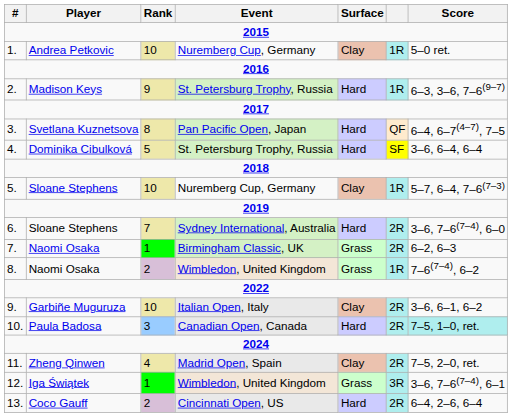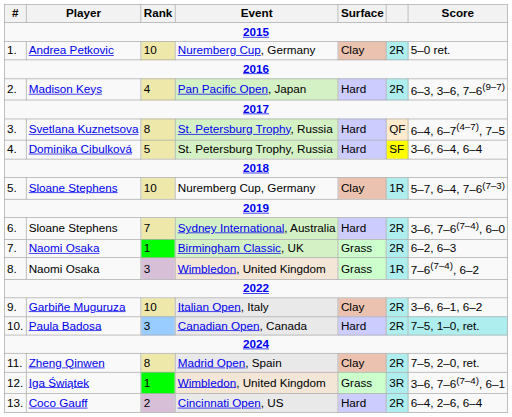(397, 50) 1R -> (397, 50) 2R
(147, 89) 9 -> (147, 89) 4
(255, 89) St. Petersburg Trophy, Russia -> (242, 89) Pan Pacific Open, Japan
(397, 89) 1R -> (397, 89) 2R
(242, 129) Pan Pacific Open, Japan -> (255, 129) St. Petersburg Trophy, Russia
(147, 268) 2 -> (147, 268) 3
(147, 362) 4 -> (147, 362) 8
